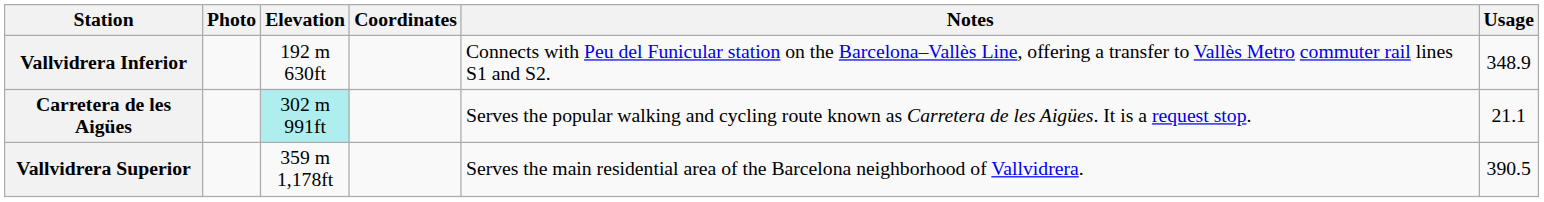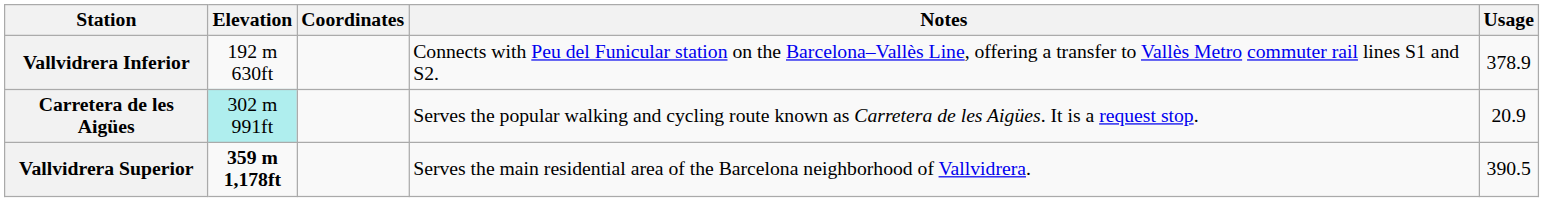- column: (232, 20)
(1509, 62) 348.9 -> (1509, 62) 378.9
(1509, 115) 21.1 -> (1509, 115) 20.9
(305, 169) normal -> (252, 169) bold
